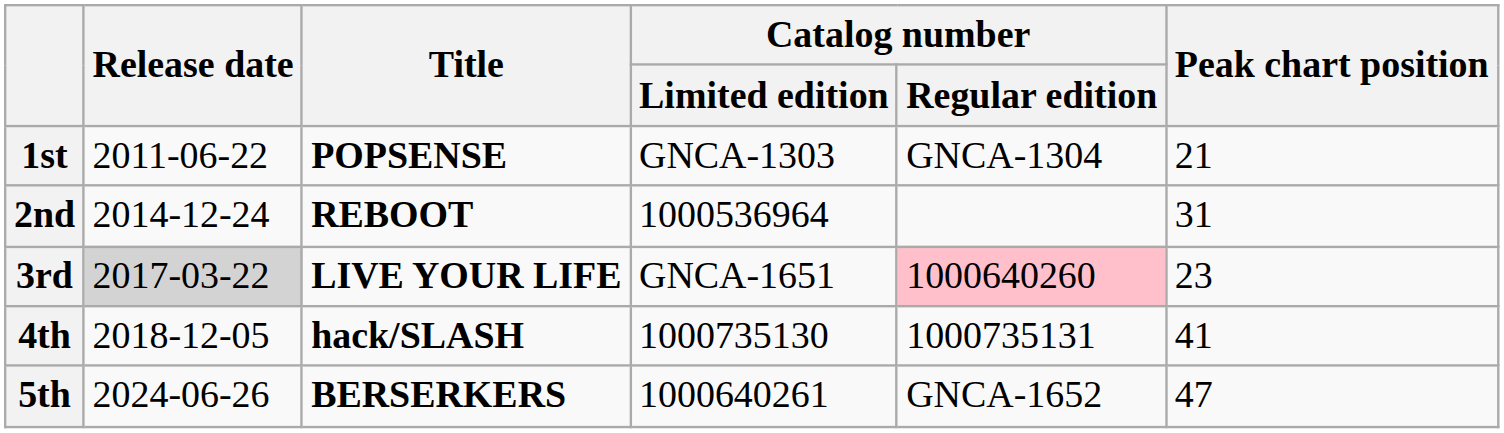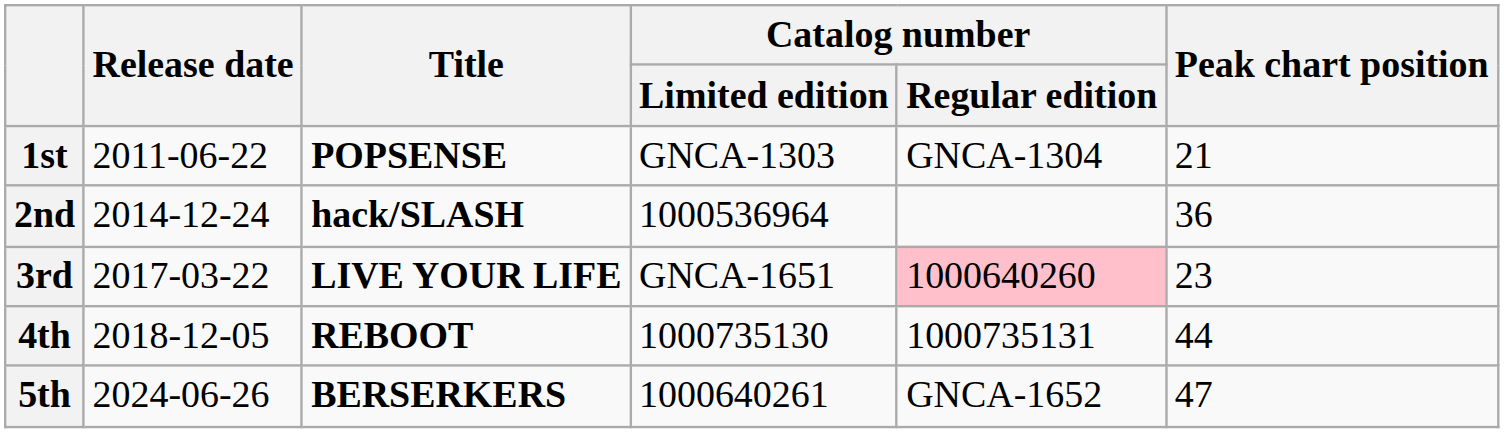(392, 214) REBOOT -> (418, 214) hack/SLASH
(1194, 214) 31 -> (1194, 214) 36
(181, 275) lightgrey background -> (181, 275) no background
(418, 335) hack/SLASH -> (392, 335) REBOOT
(1194, 335) 41 -> (1194, 335) 44
